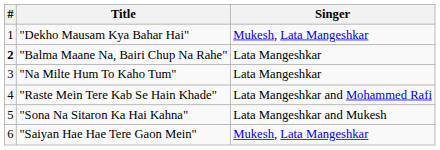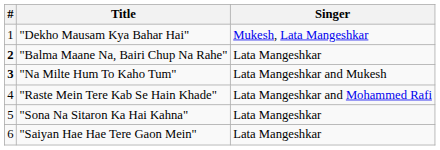(10, 74) normal -> (10, 74) bold
(277, 74) Lata Mangeshkar -> (310, 74) Lata Mangeshkar and Mukesh
(310, 114) Lata Mangeshkar and Mukesh -> (277, 114) Lata Mangeshkar
(301, 134) Mukesh, Lata Mangeshkar -> (277, 134) Lata Mangeshkar
